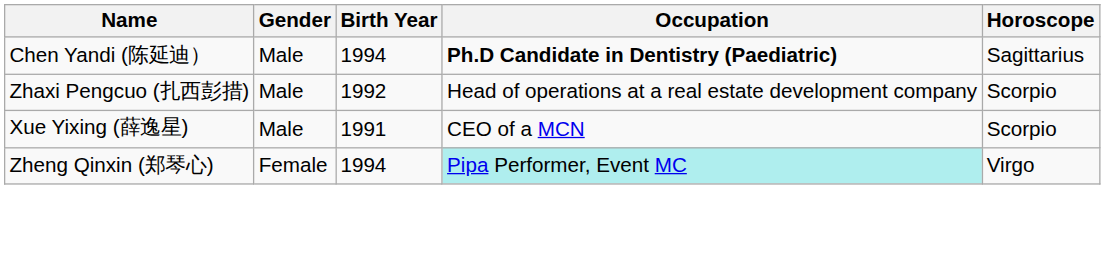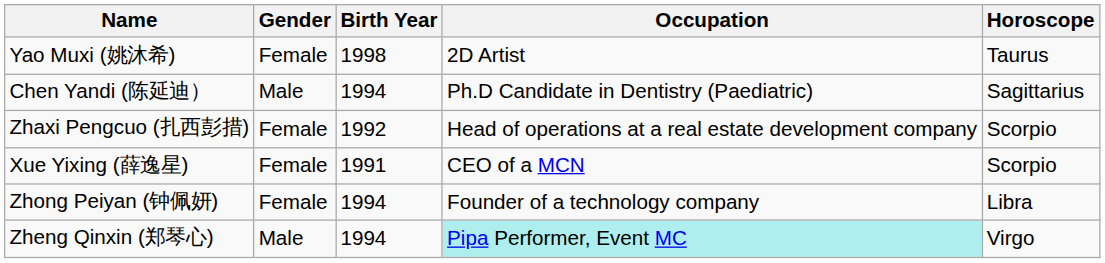+ row: (92, 54)
(642, 55) bold -> (630, 92) normal
(281, 92) Male -> (293, 128) Female
(281, 128) Male -> (293, 165) Female
+ row: (114, 201)
(293, 165) Female -> (281, 238) Male
